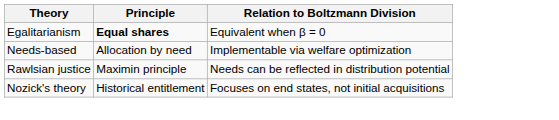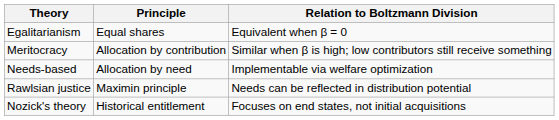(133, 32) bold -> (130, 32) normal
+ row: (37, 50)
